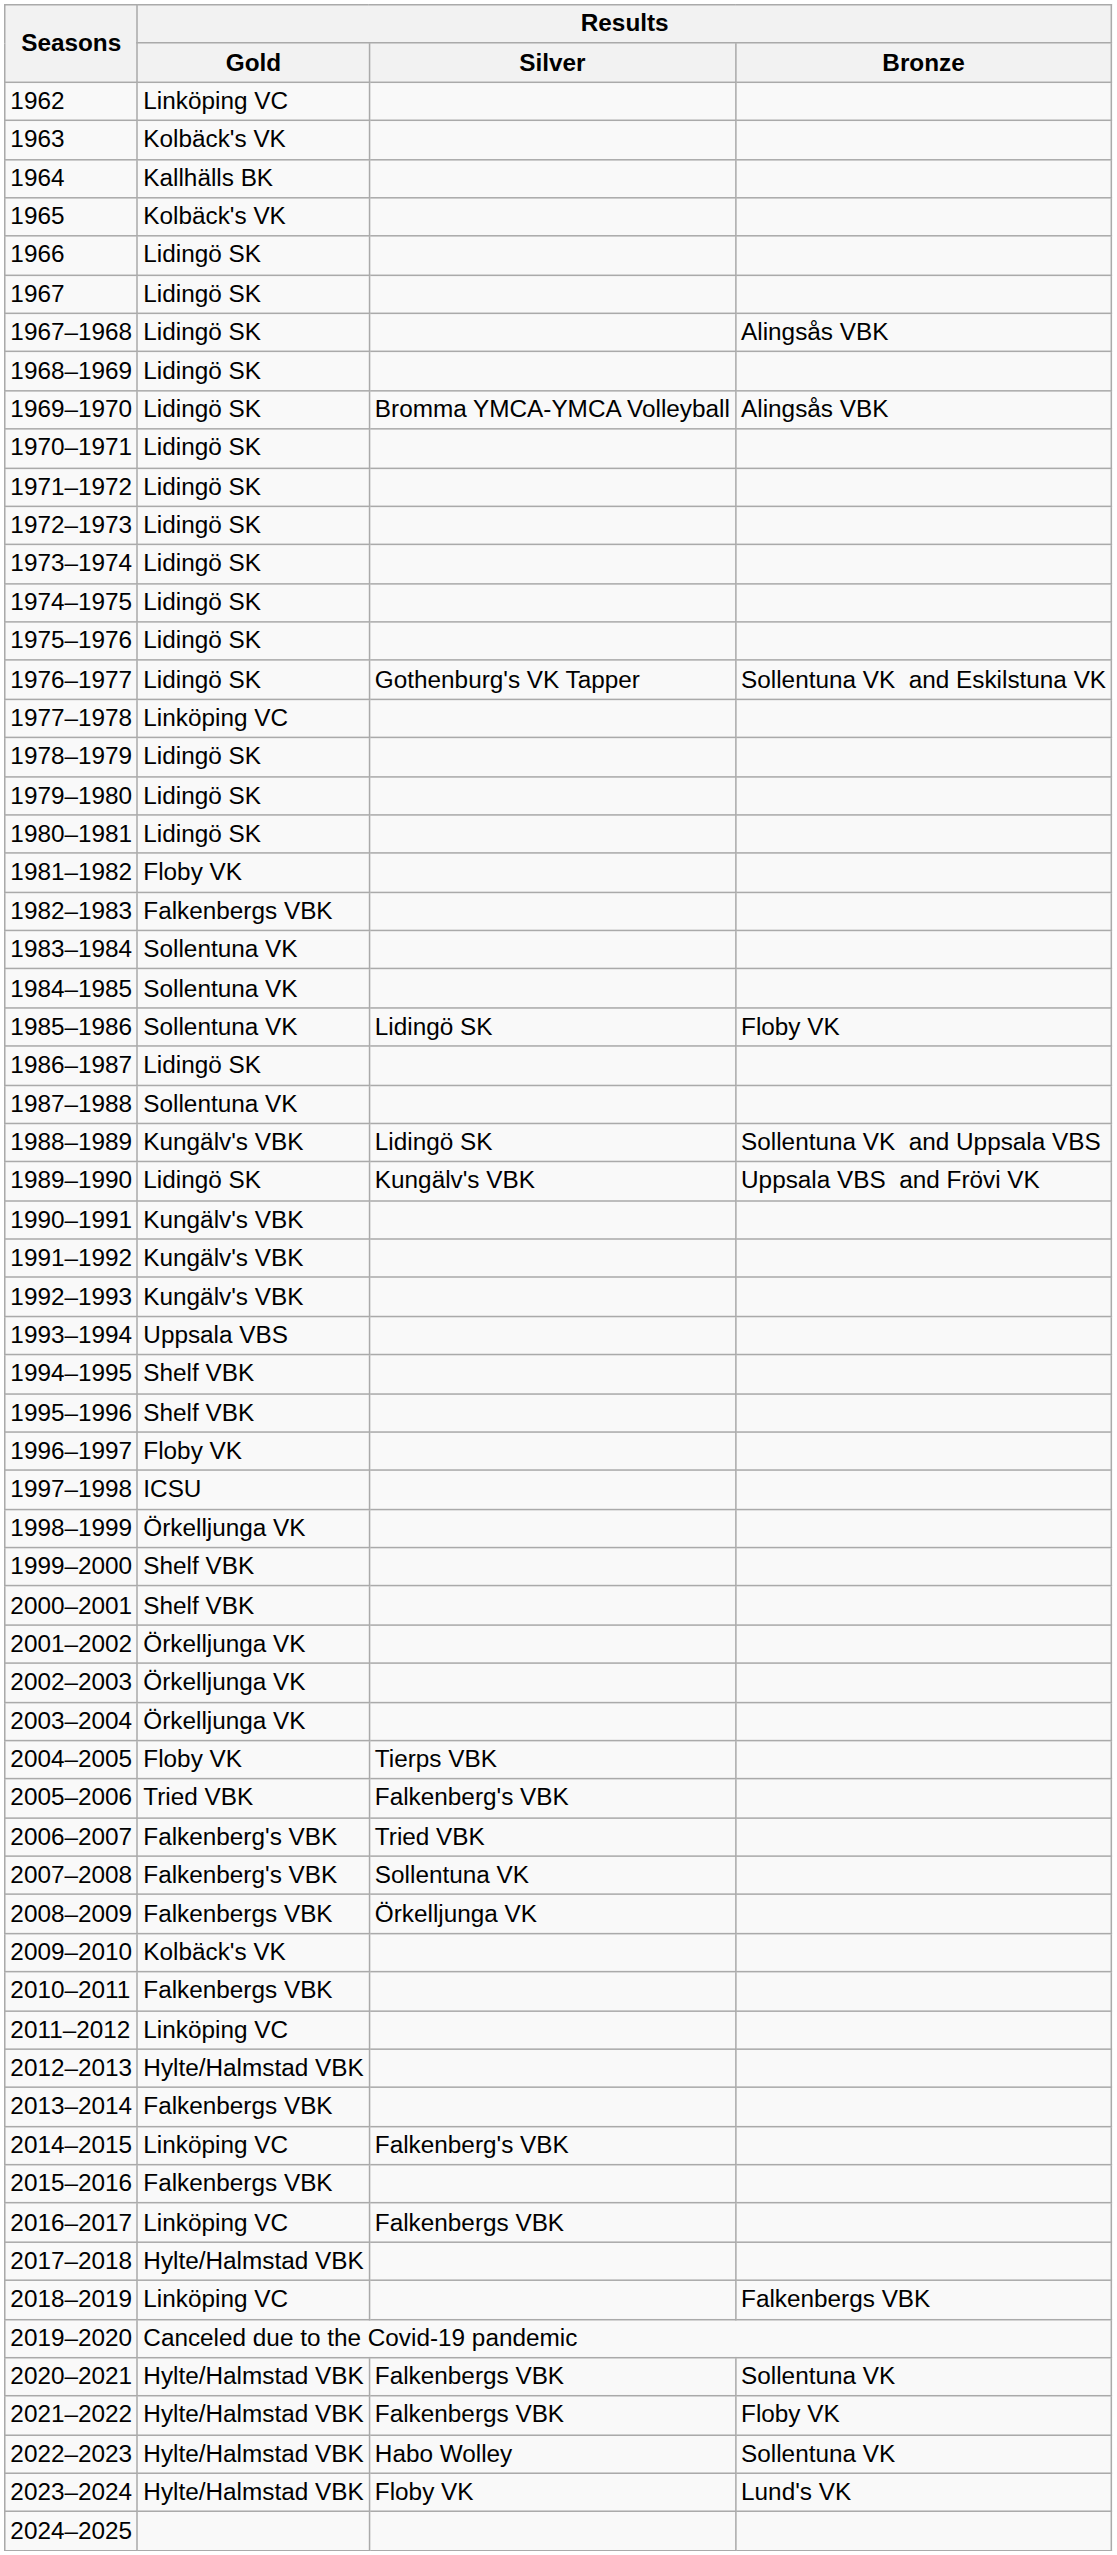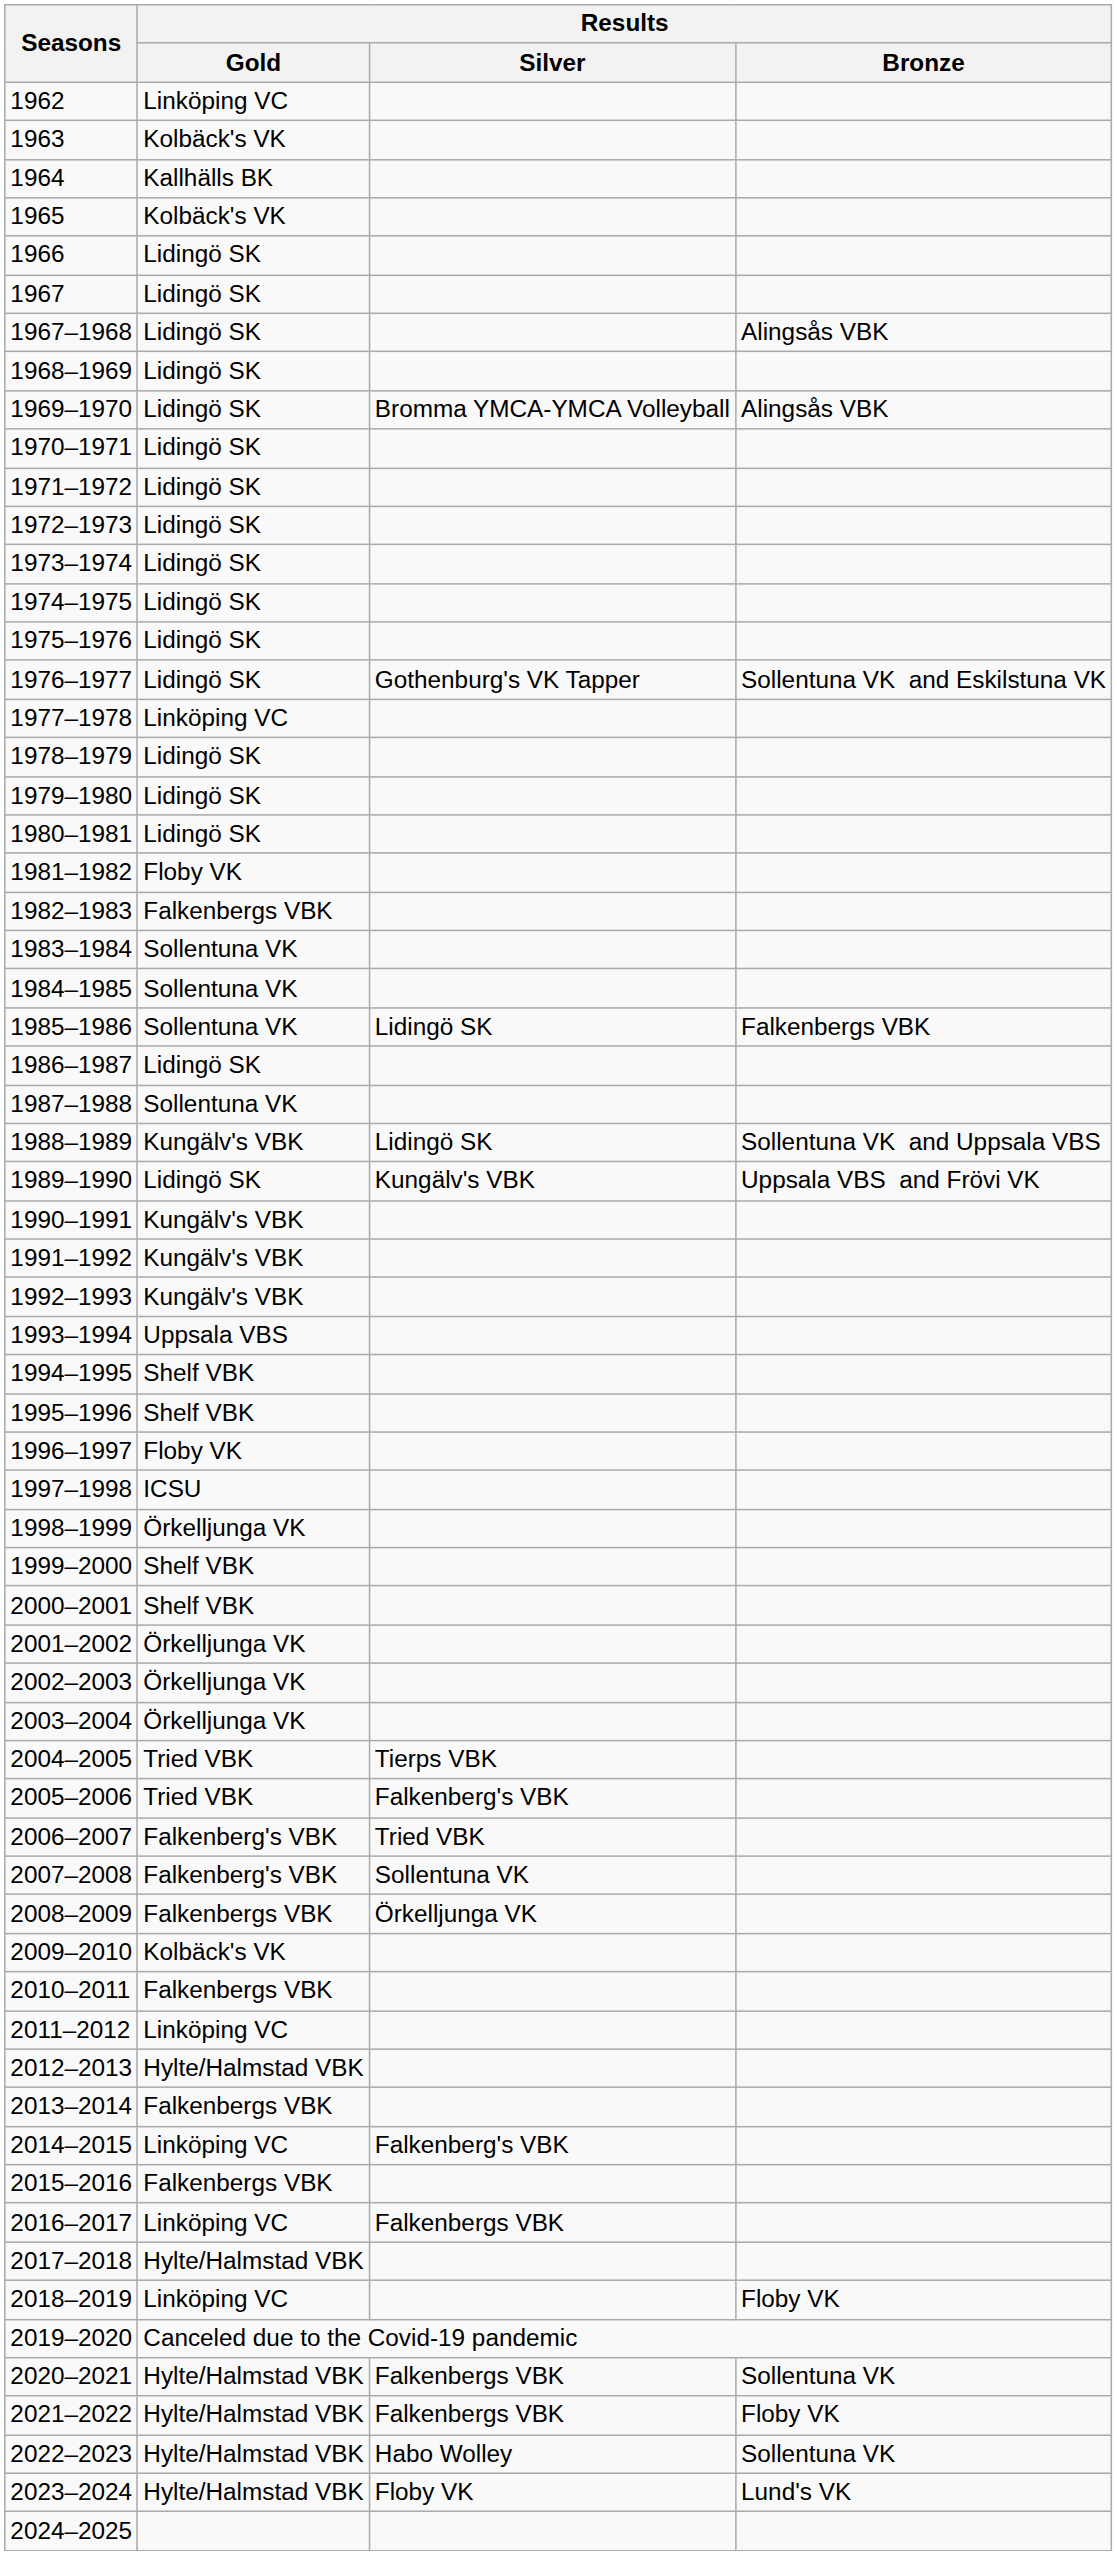(790, 1026) Floby VK -> (836, 1026) Falkenbergs VBK
(193, 1759) Floby VK -> (198, 1759) Tried VBK
(836, 2299) Falkenbergs VBK -> (790, 2299) Floby VK
